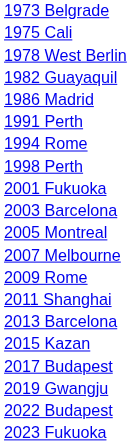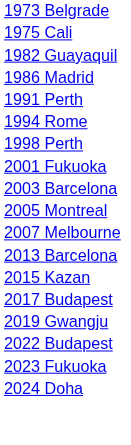- row: (65, 55)
- row: (46, 277)
- row: (58, 299)
+ row: (44, 388)
